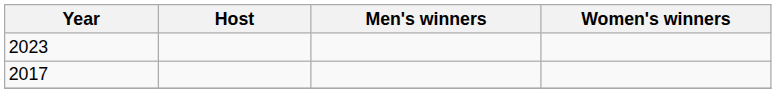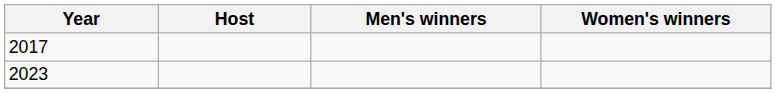rows swapped: (28, 75) <-> (28, 47)
